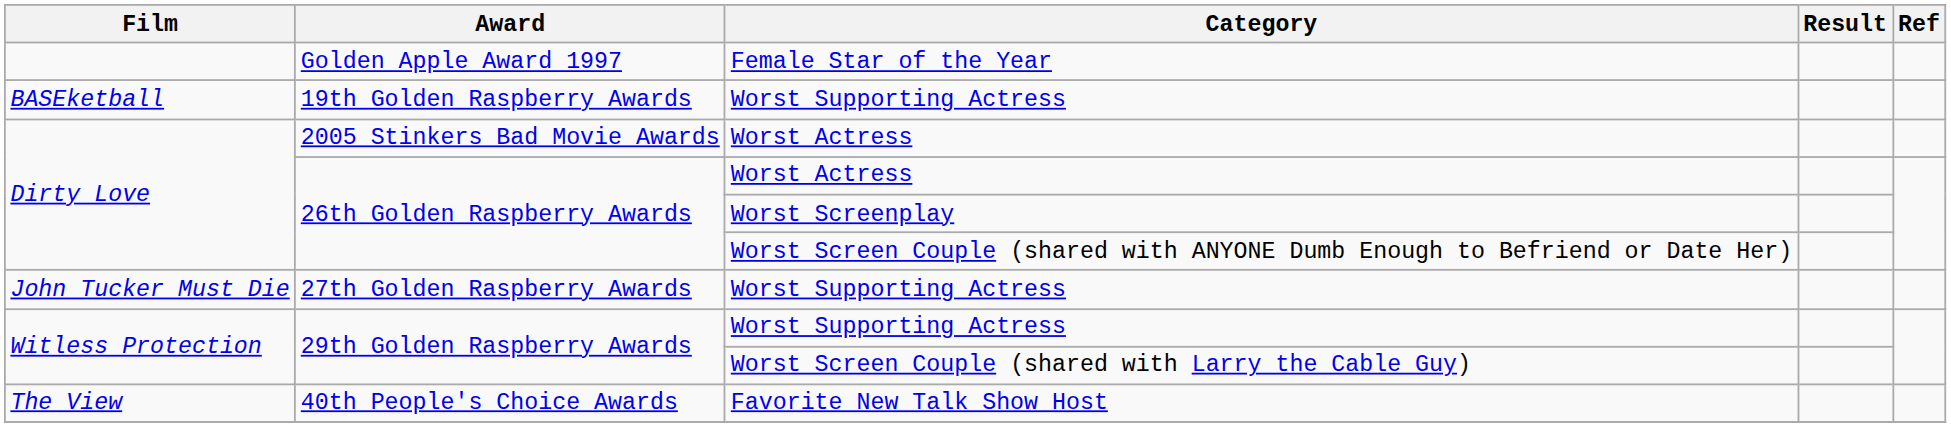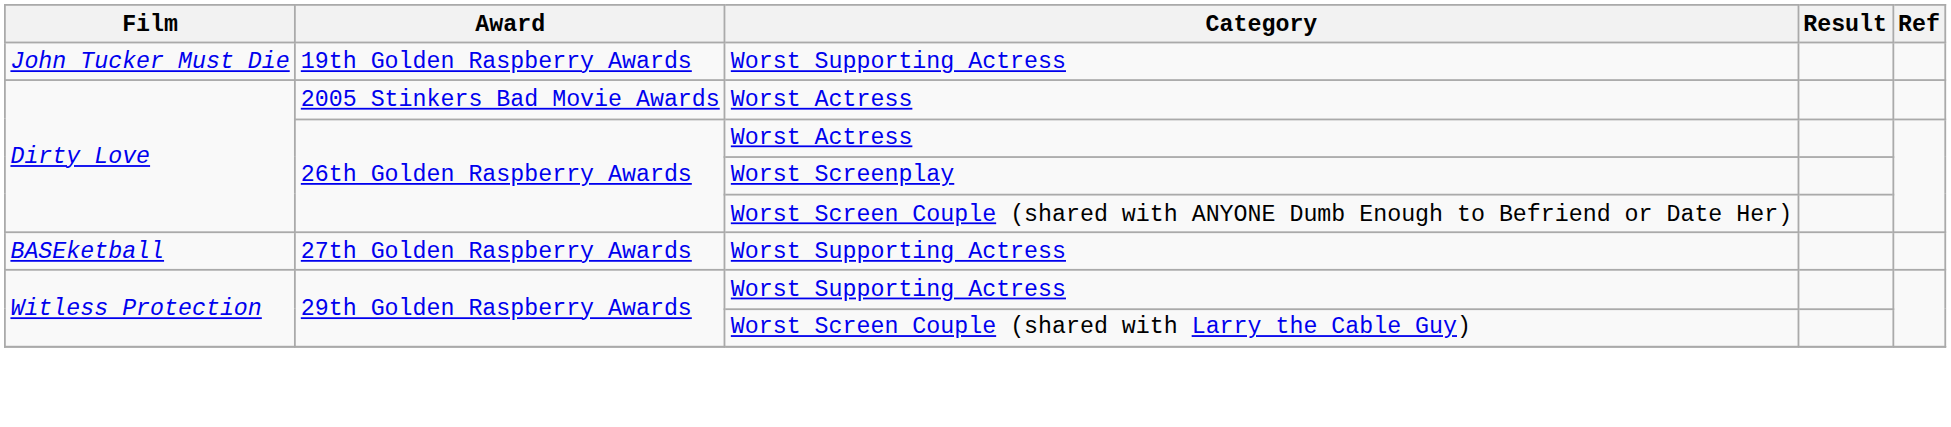- row: (461, 62)
(87, 100) BASEketball -> (150, 62) John Tucker Must Die
(150, 289) John Tucker Must Die -> (87, 251) BASEketball
- row: (489, 403)
